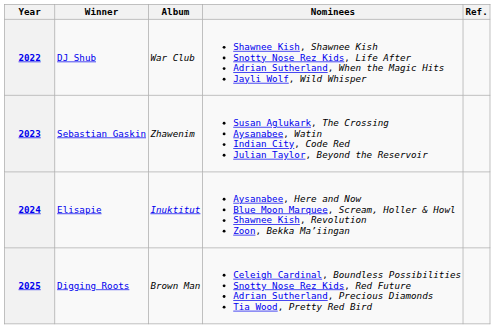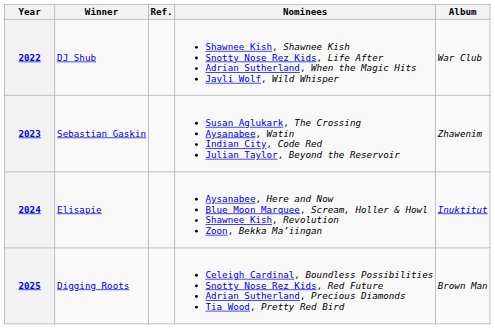columns swapped: (175, 12) <-> (477, 12)
